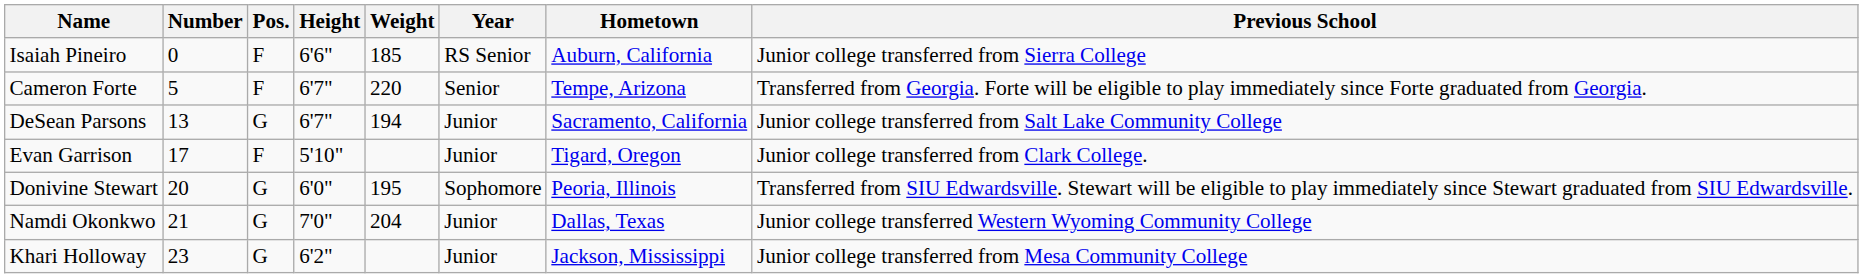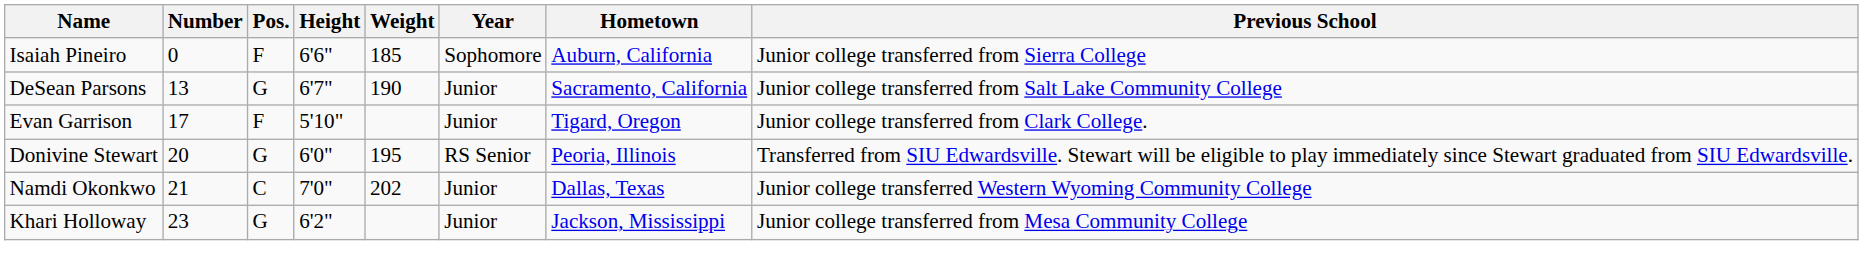(487, 54) RS Senior -> (493, 54) Sophomore
- row: (73, 88)
(386, 121) 194 -> (386, 88) 190
(493, 188) Sophomore -> (487, 155) RS Senior
(260, 222) G -> (260, 188) C
(386, 222) 204 -> (386, 188) 202
